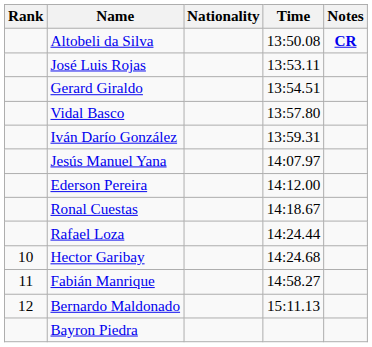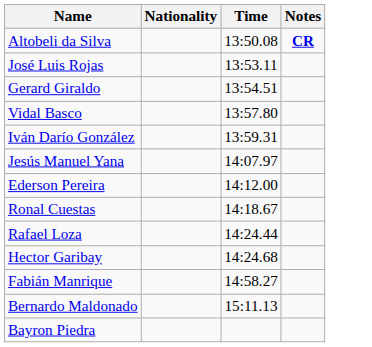- column: (26, 16)
